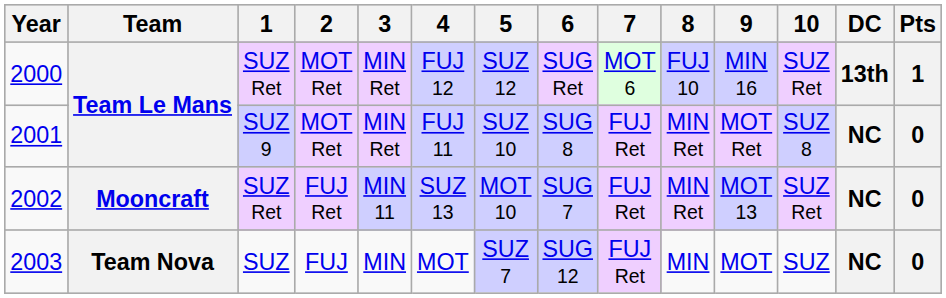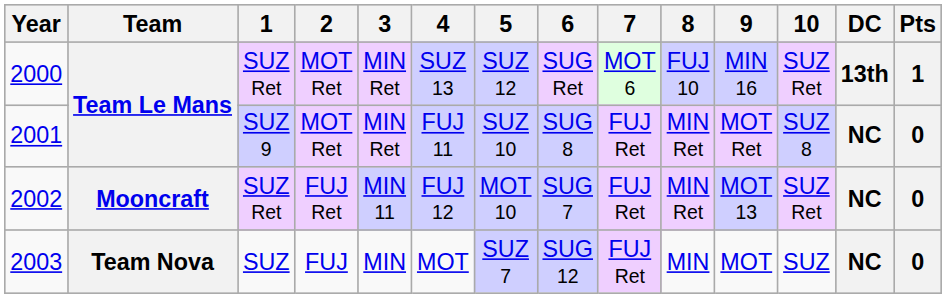(443, 73) FUJ 12 -> (443, 73) SUZ 13
(443, 199) SUZ 13 -> (443, 199) FUJ 12
